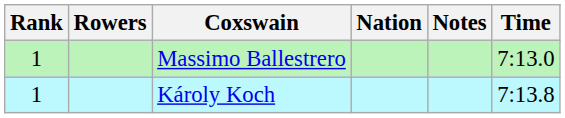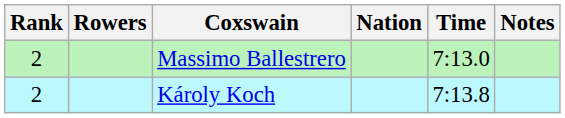columns swapped: (526, 22) <-> (460, 22)
(36, 58) 1 -> (36, 58) 2
(36, 94) 1 -> (36, 94) 2
